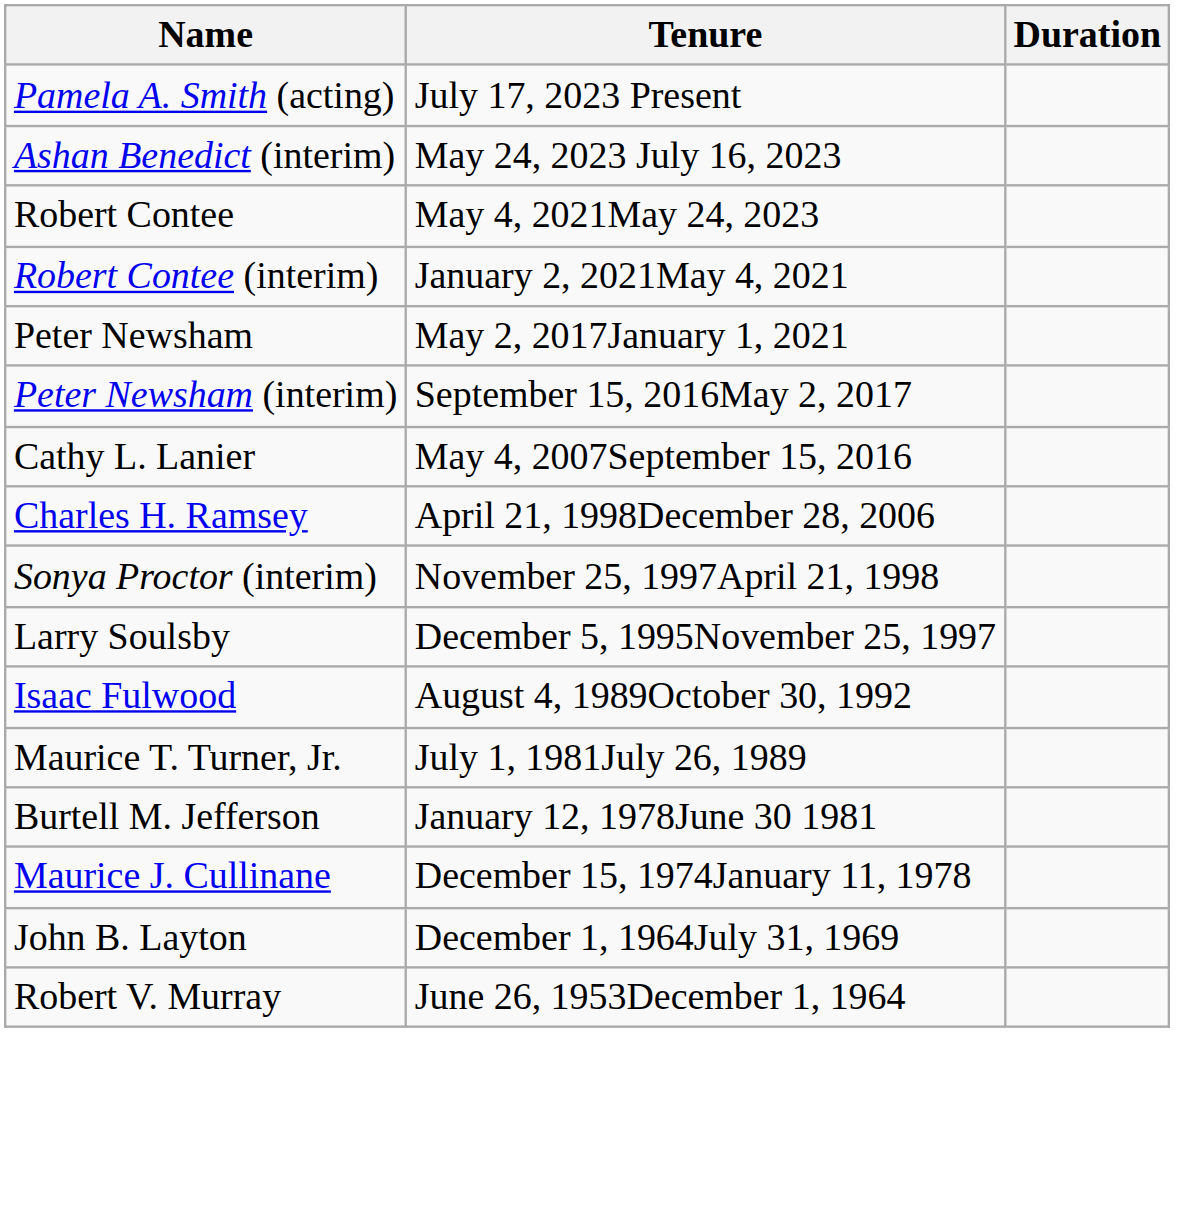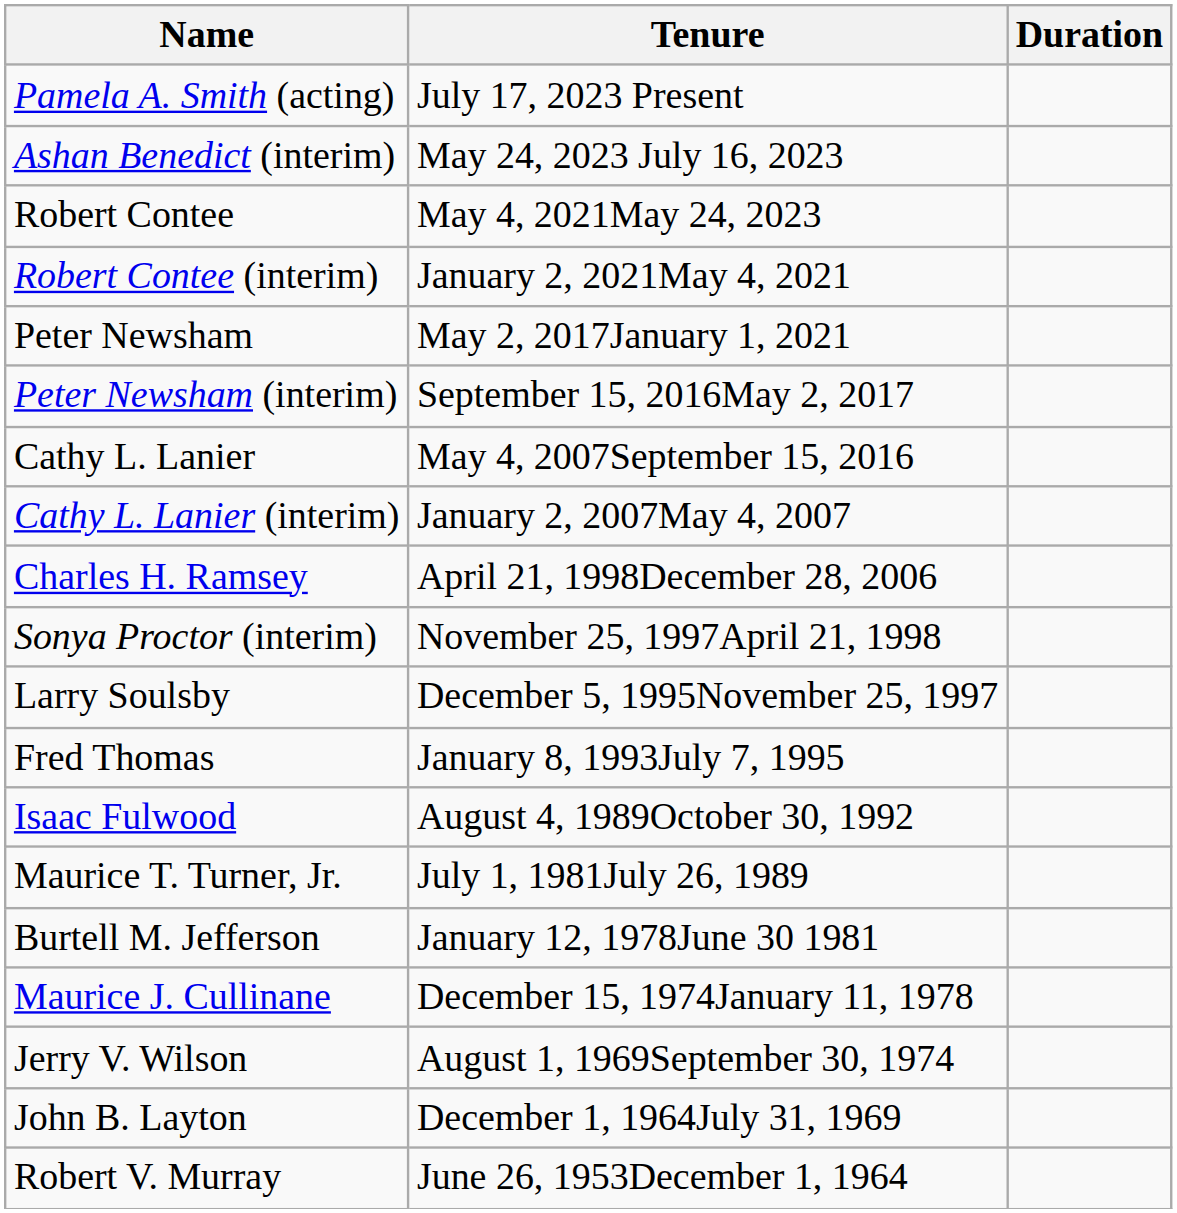+ row: (207, 515)
+ row: (114, 756)
+ row: (131, 1056)
